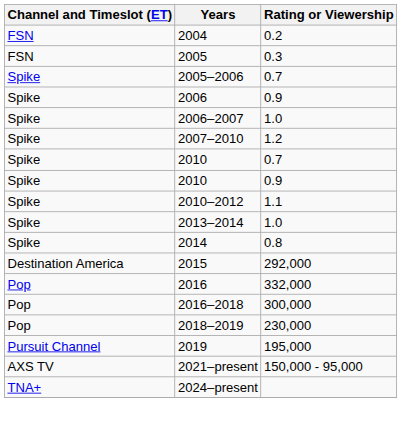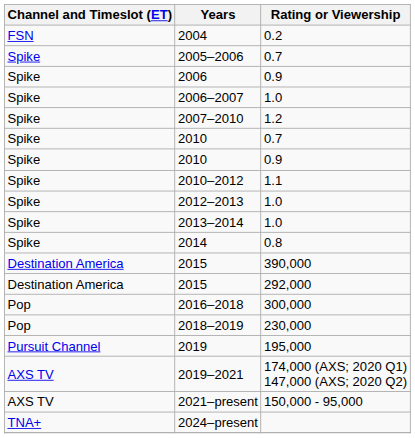- row: (193, 56)
+ row: (211, 201)
+ row: (193, 263)
- row: (193, 284)
+ row: (211, 374)
